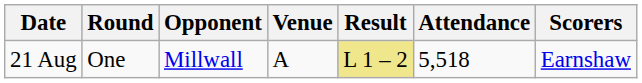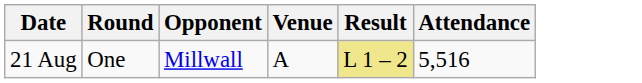- column: (586, 22)
(444, 58) 5,518 -> (444, 58) 5,516
